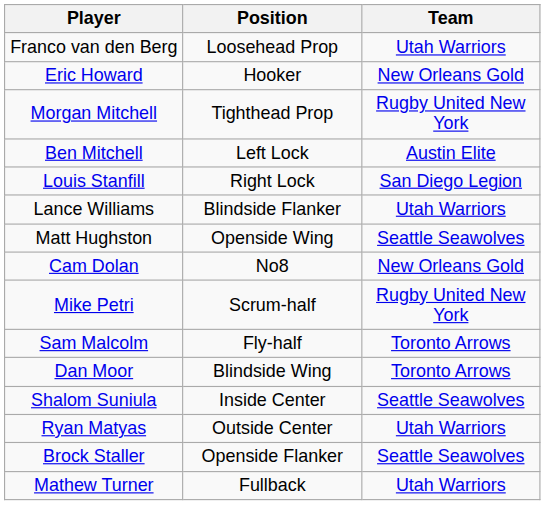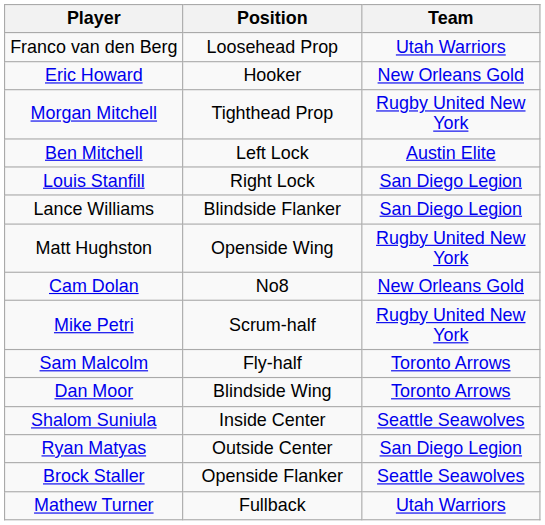(451, 209) Utah Warriors -> (451, 209) San Diego Legion
(451, 237) Seattle Seawolves -> (451, 247) Rugby United New York
(451, 428) Utah Warriors -> (451, 448) San Diego Legion
